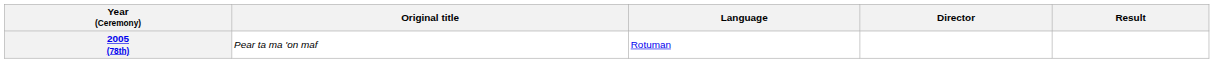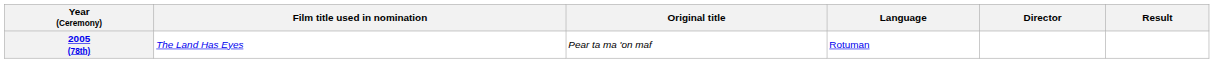+ column: (360, 17)
